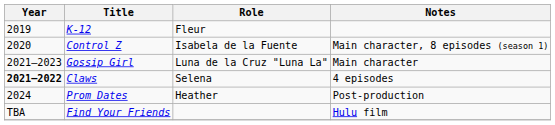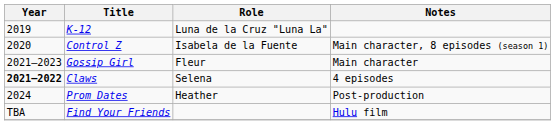(190, 29) Fleur -> (252, 29) Luna de la Cruz "Luna La"
(252, 62) Luna de la Cruz "Luna La" -> (190, 62) Fleur
